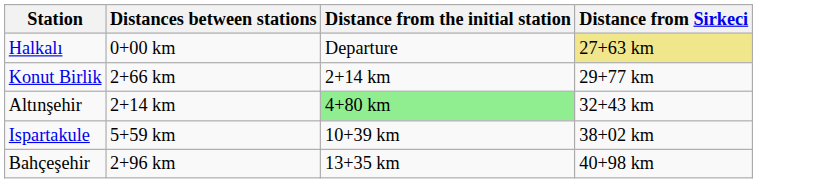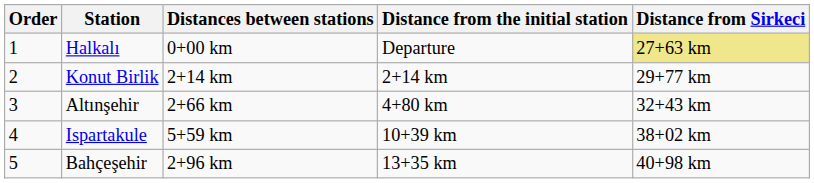+ column: (33, 18)
(143, 76) 2+66 km -> (200, 76) 2+14 km
(143, 105) 2+14 km -> (200, 105) 2+66 km
(358, 105) lightgreen background -> (415, 105) no background
